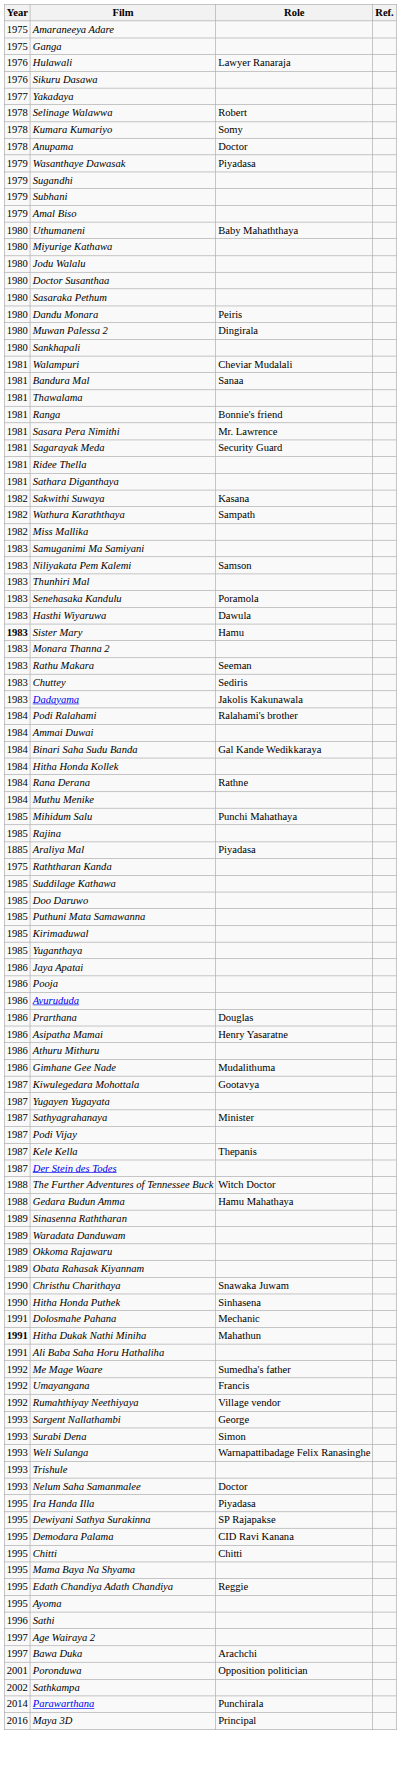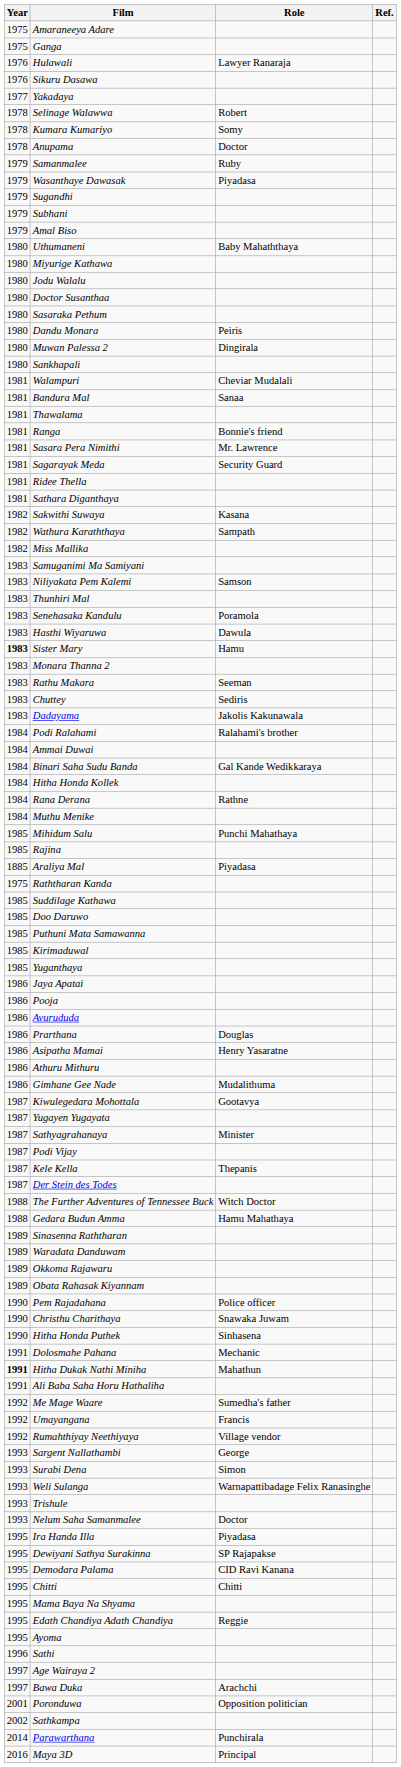+ row: (60, 163)
+ row: (69, 1302)
